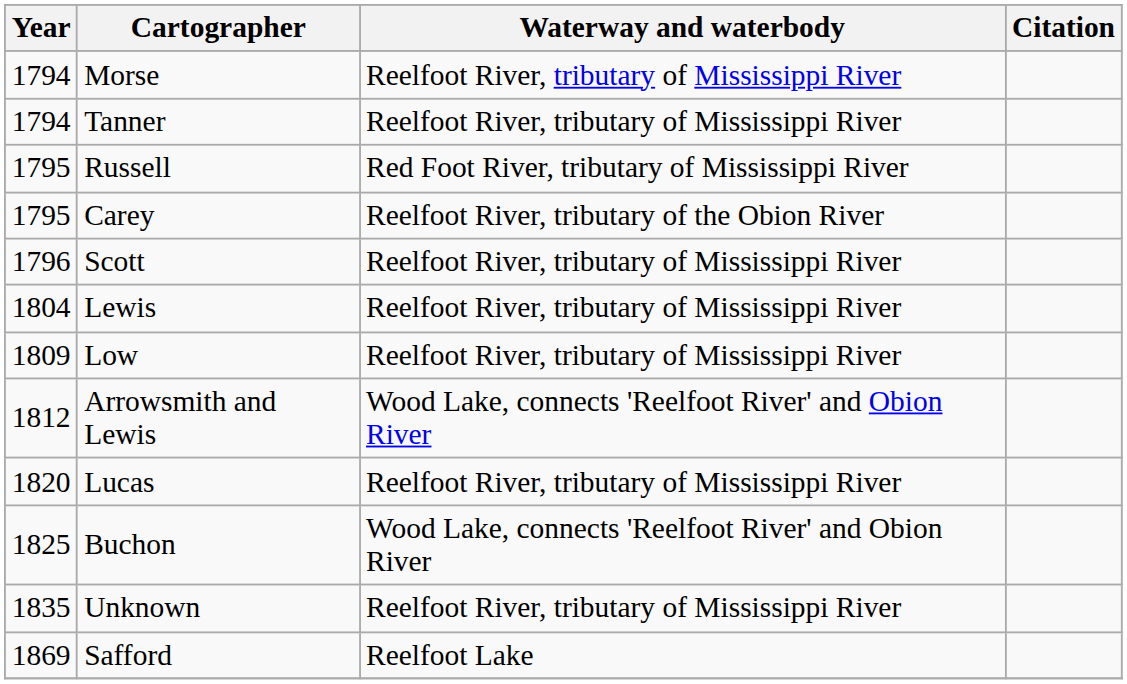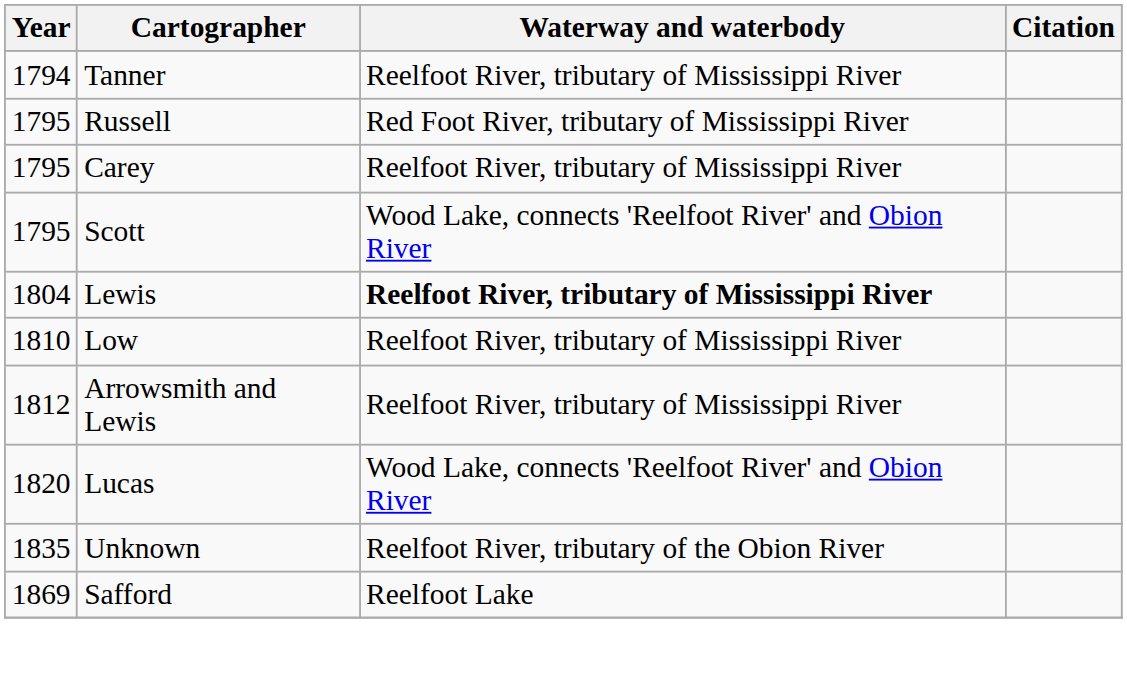- row: (122, 74)
(625, 214) Reelfoot River, tributary of the Obion River -> (634, 167) Reelfoot River, tributary of Mississippi River
(41, 261) 1796 -> (41, 231) 1795
(634, 261) Reelfoot River, tributary of Mississippi River -> (654, 231) Wood Lake, connects 'Reelfoot River' and Obion River
(634, 307) normal -> (649, 294) bold
(41, 354) 1809 -> (41, 341) 1810
(654, 417) Wood Lake, connects 'Reelfoot River' and Obion River -> (634, 404) Reelfoot River, tributary of Mississippi River
(634, 481) Reelfoot River, tributary of Mississippi River -> (654, 484) Wood Lake, connects 'Reelfoot River' and Obion River
- row: (130, 544)
(634, 607) Reelfoot River, tributary of Mississippi River -> (625, 547) Reelfoot River, tributary of the Obion River
